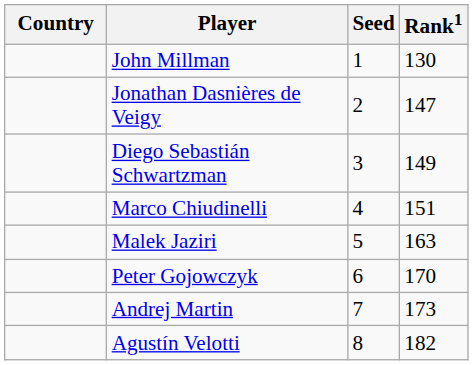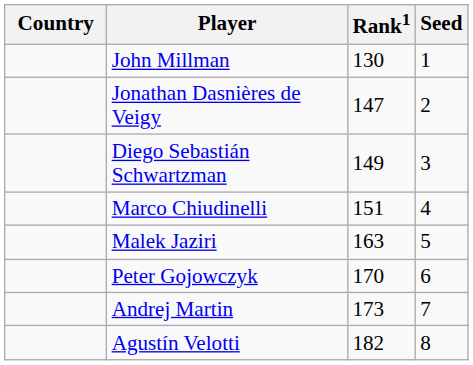columns swapped: (433, 24) <-> (374, 24)
